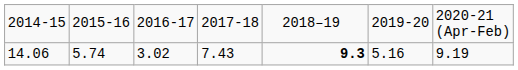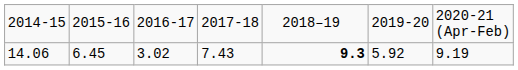(89, 54) 5.74 -> (89, 54) 6.45
(388, 54) 5.16 -> (388, 54) 5.92
